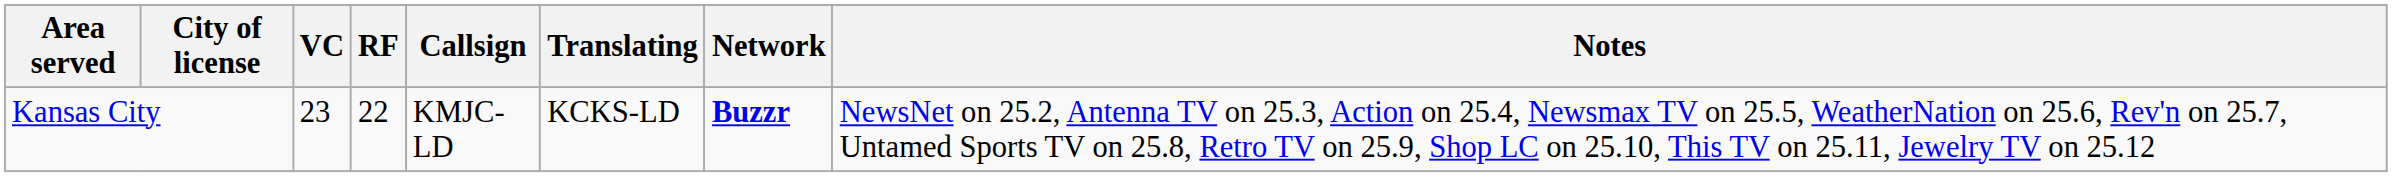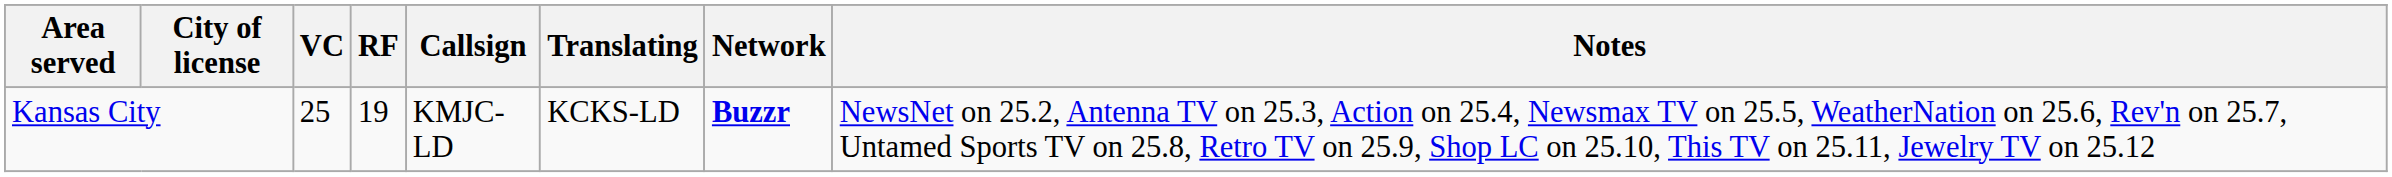(315, 111) 23 -> (315, 111) 25
(373, 111) 22 -> (373, 111) 19
